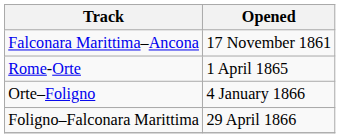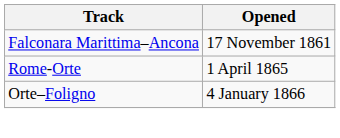- row: (104, 119)
